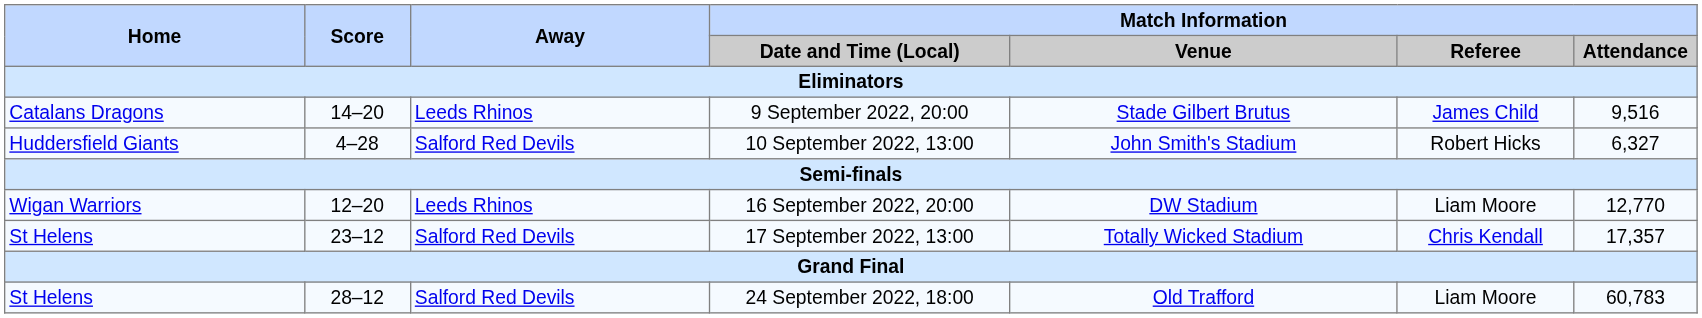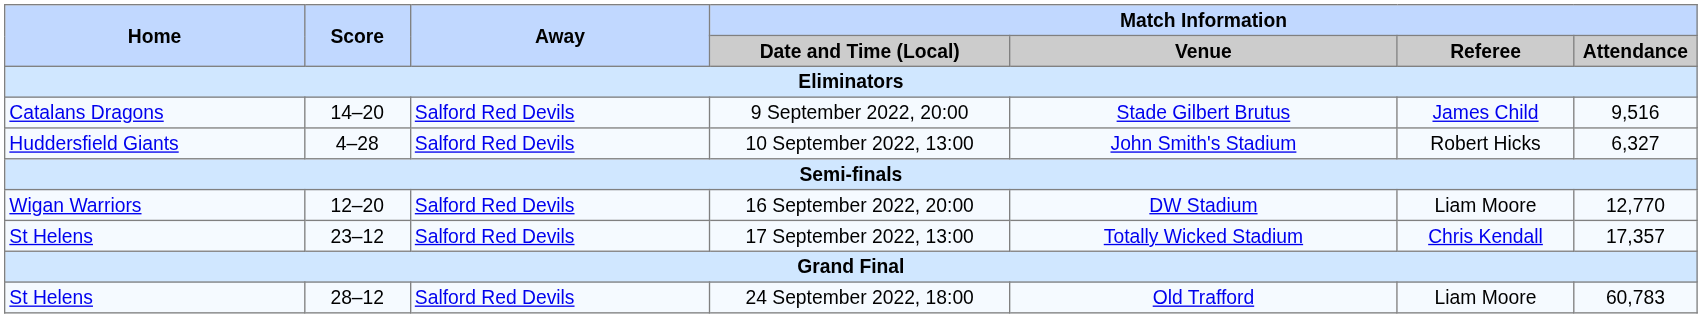(474, 113) Leeds Rhinos -> (495, 113) Salford Red Devils
(474, 205) Leeds Rhinos -> (495, 205) Salford Red Devils
